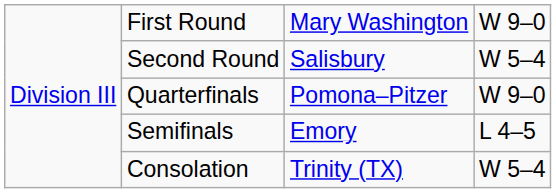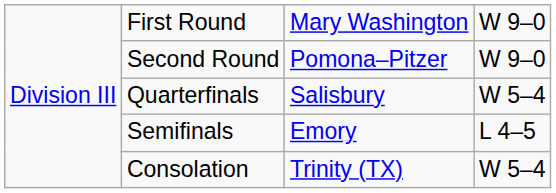(337, 59) Salisbury -> (369, 59) Pomona–Pitzer
(512, 59) W 5–4 -> (512, 59) W 9–0
(369, 95) Pomona–Pitzer -> (337, 95) Salisbury
(512, 95) W 9–0 -> (512, 95) W 5–4
